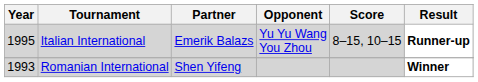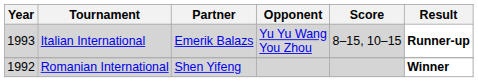(21, 41) 1995 -> (21, 41) 1993
(21, 67) 1993 -> (21, 67) 1992
